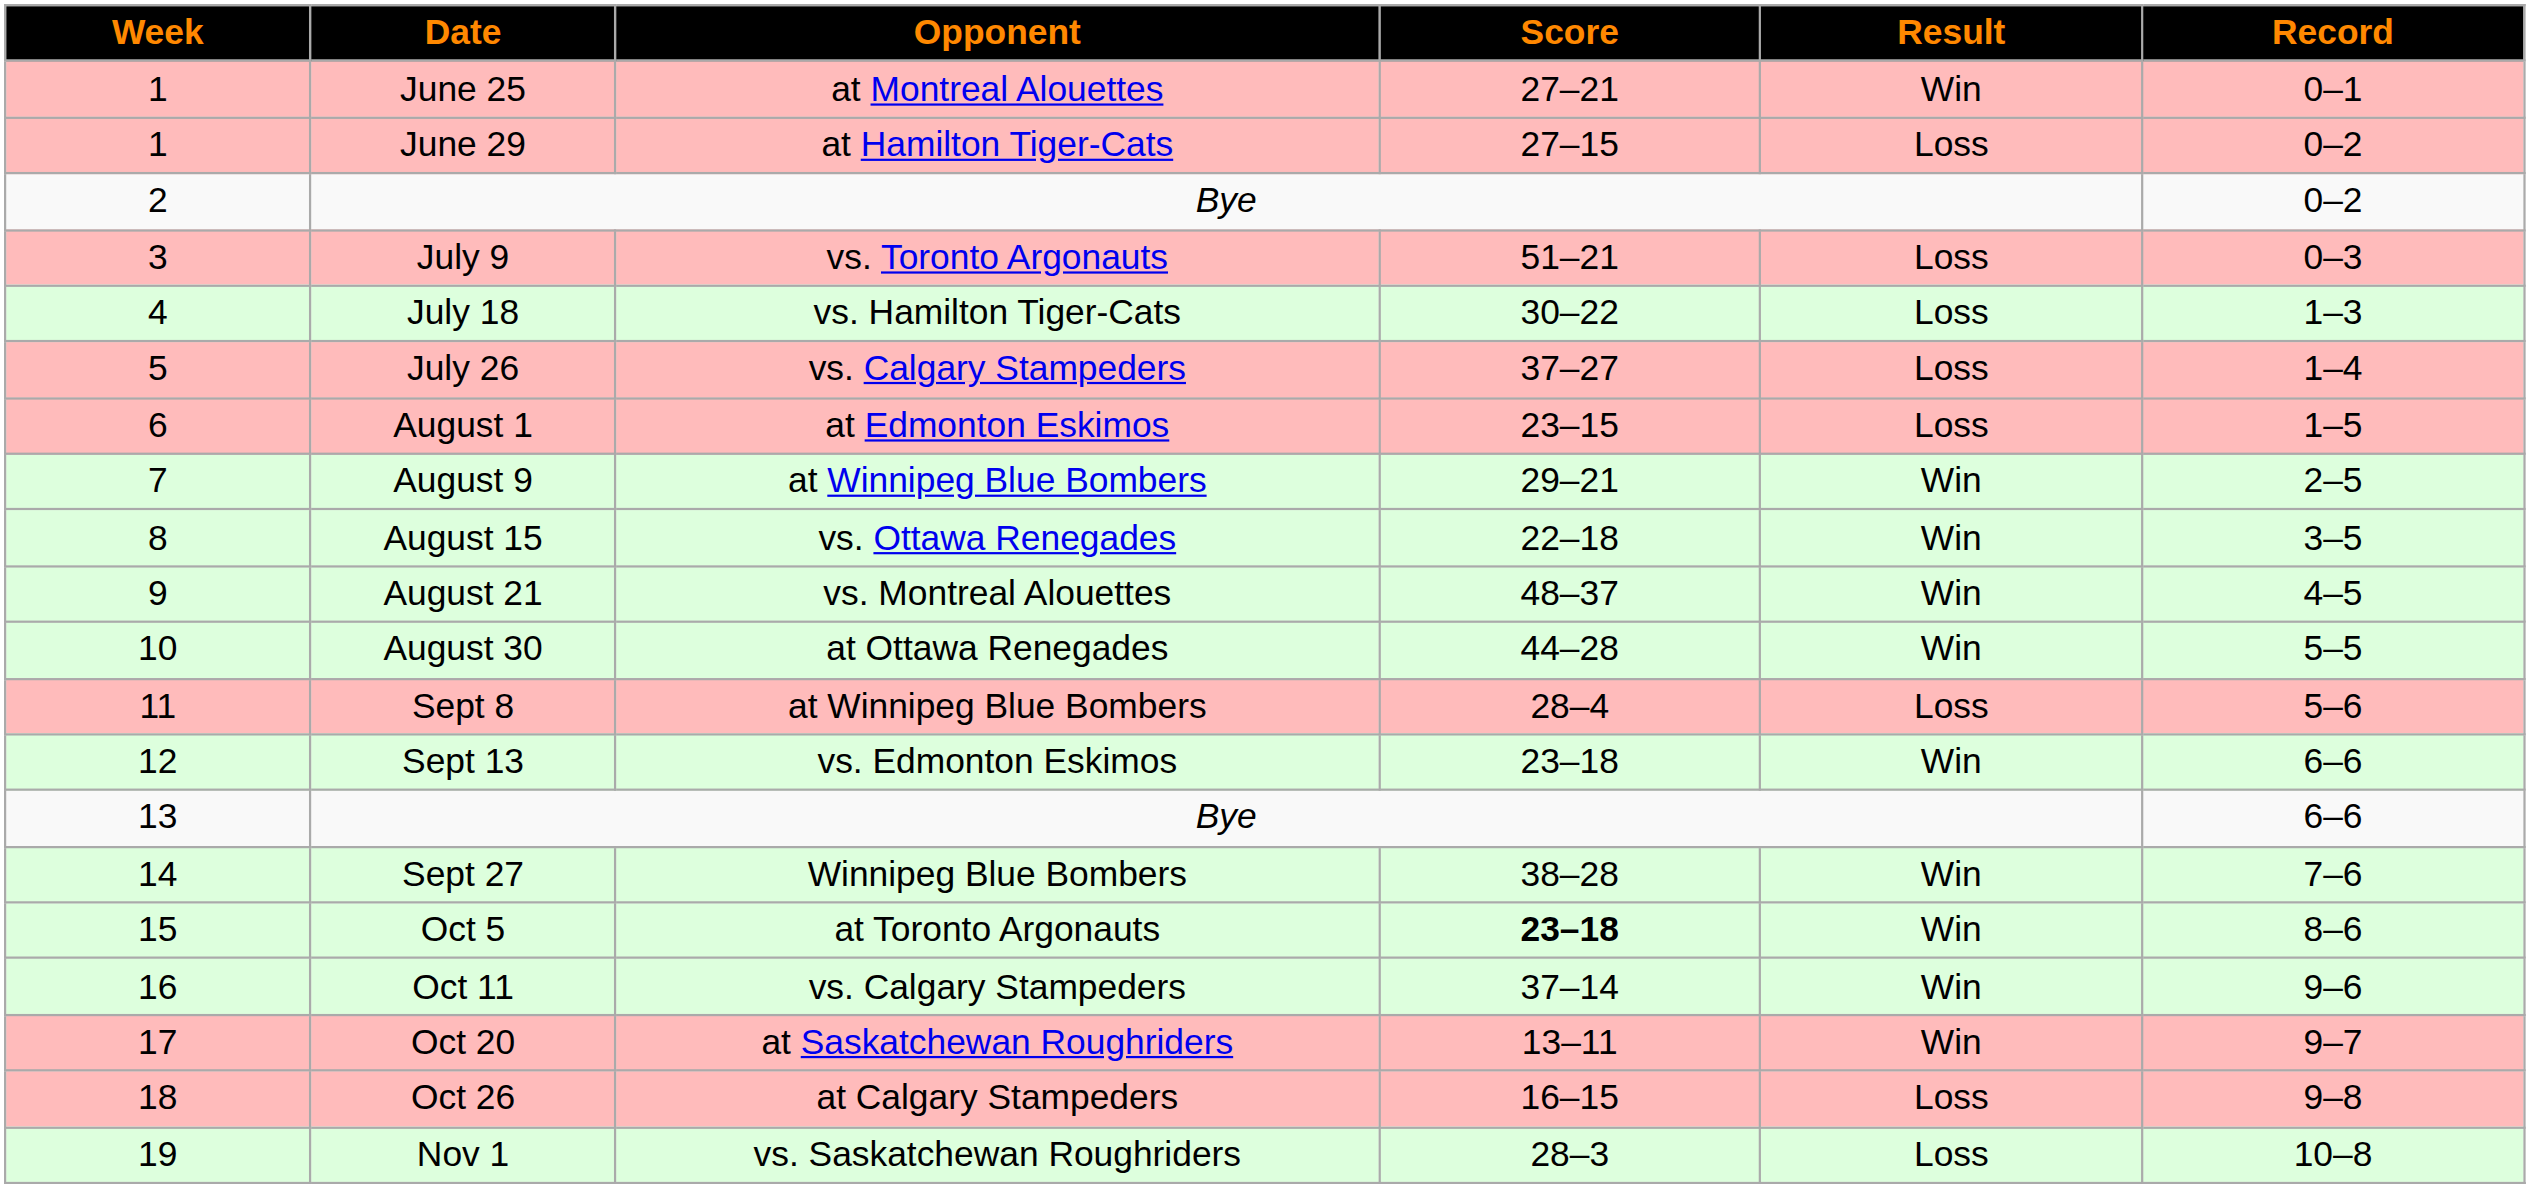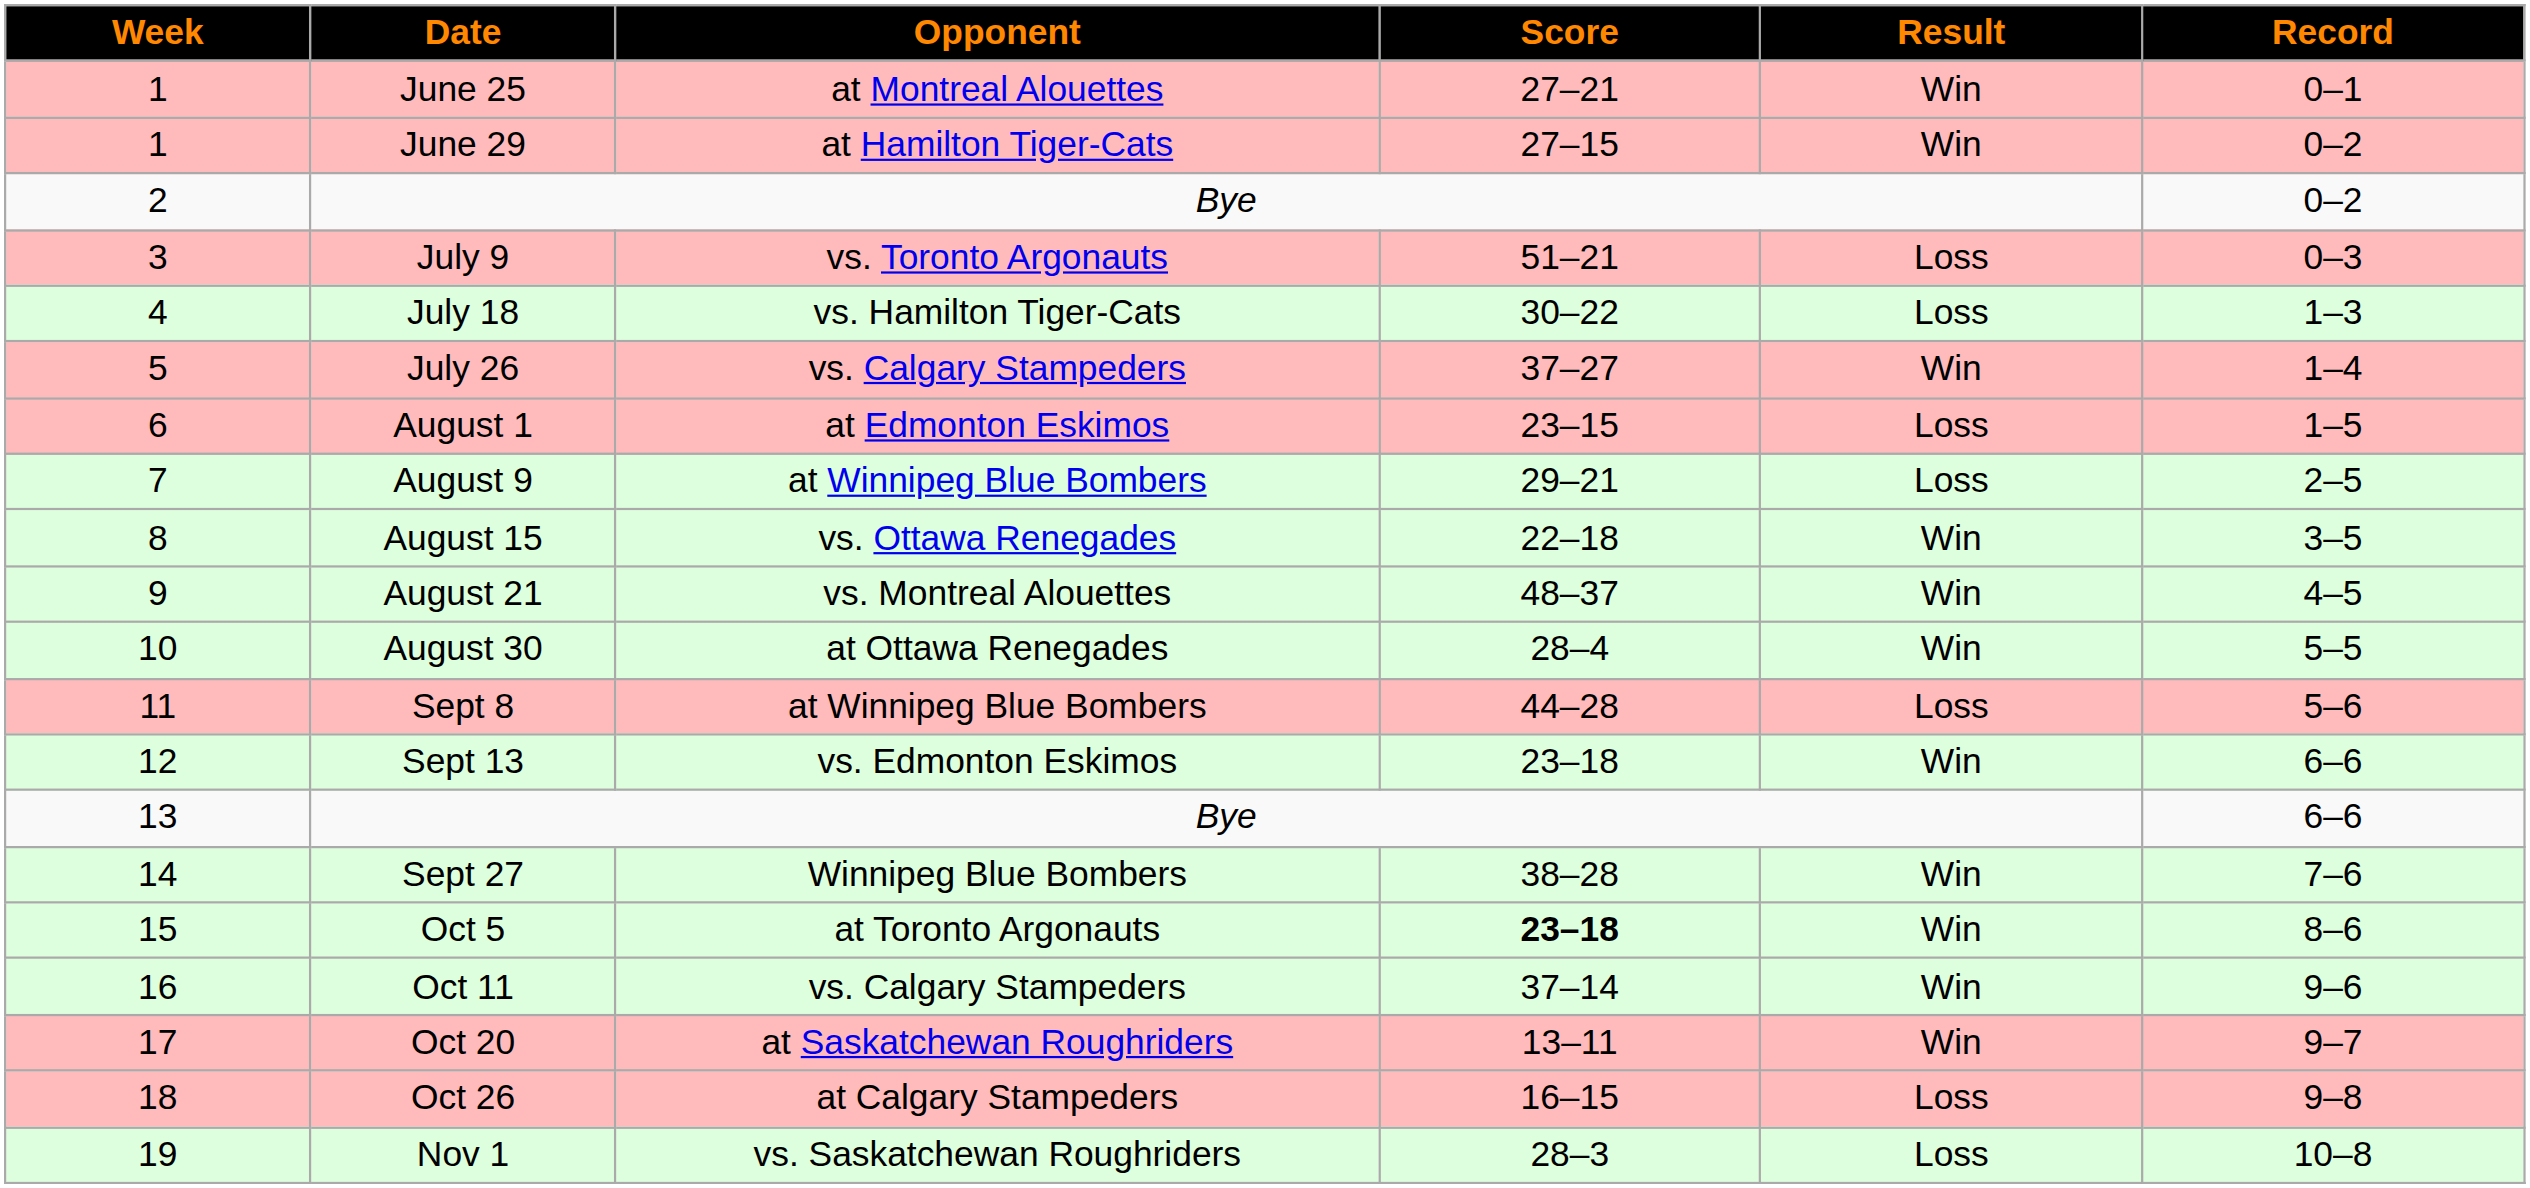(1951, 144) Loss -> (1951, 144) Win
(1951, 369) Loss -> (1951, 369) Win
(1951, 481) Win -> (1951, 481) Loss
(1570, 649) 44–28 -> (1570, 649) 28–4
(1570, 705) 28–4 -> (1570, 705) 44–28
